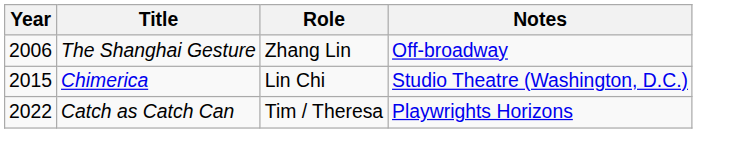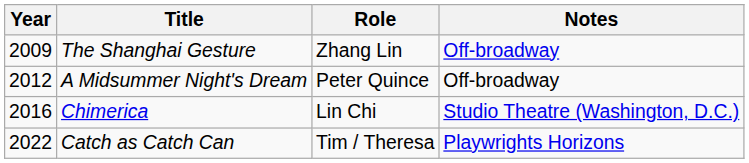(31, 50) 2006 -> (31, 50) 2009
+ row: (184, 81)
(31, 81) 2015 -> (31, 111) 2016
